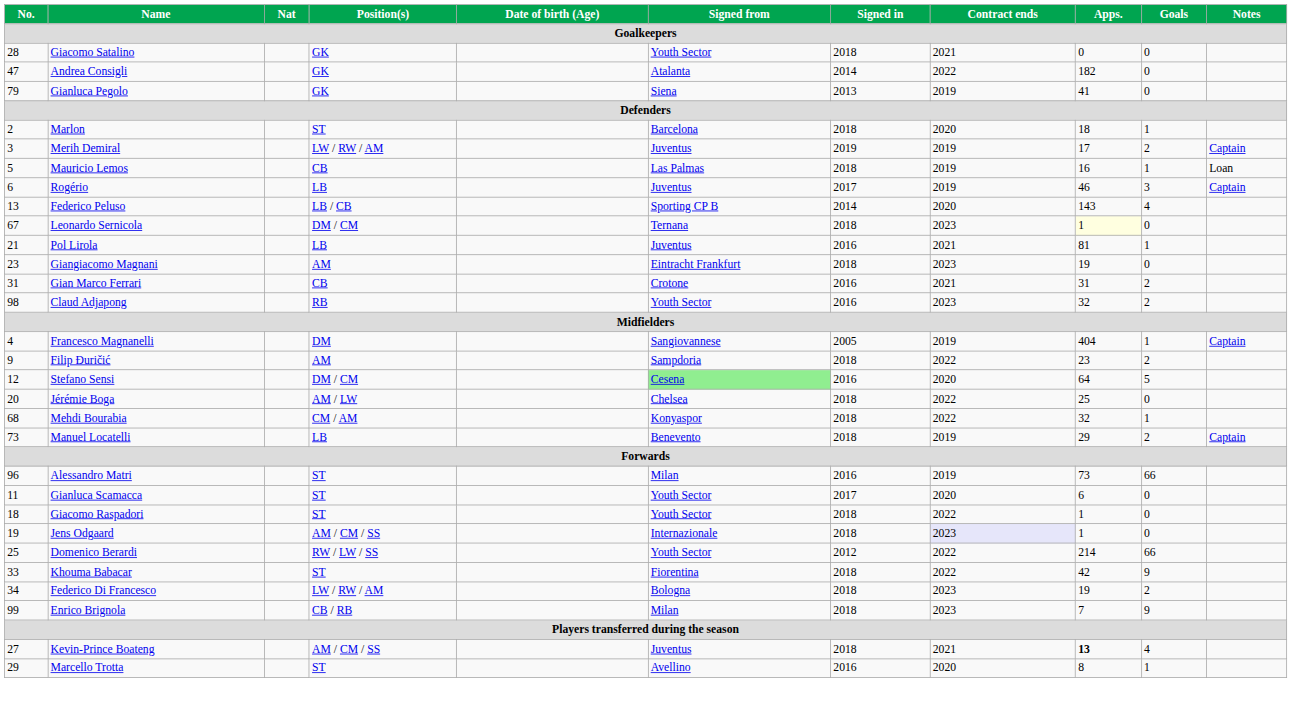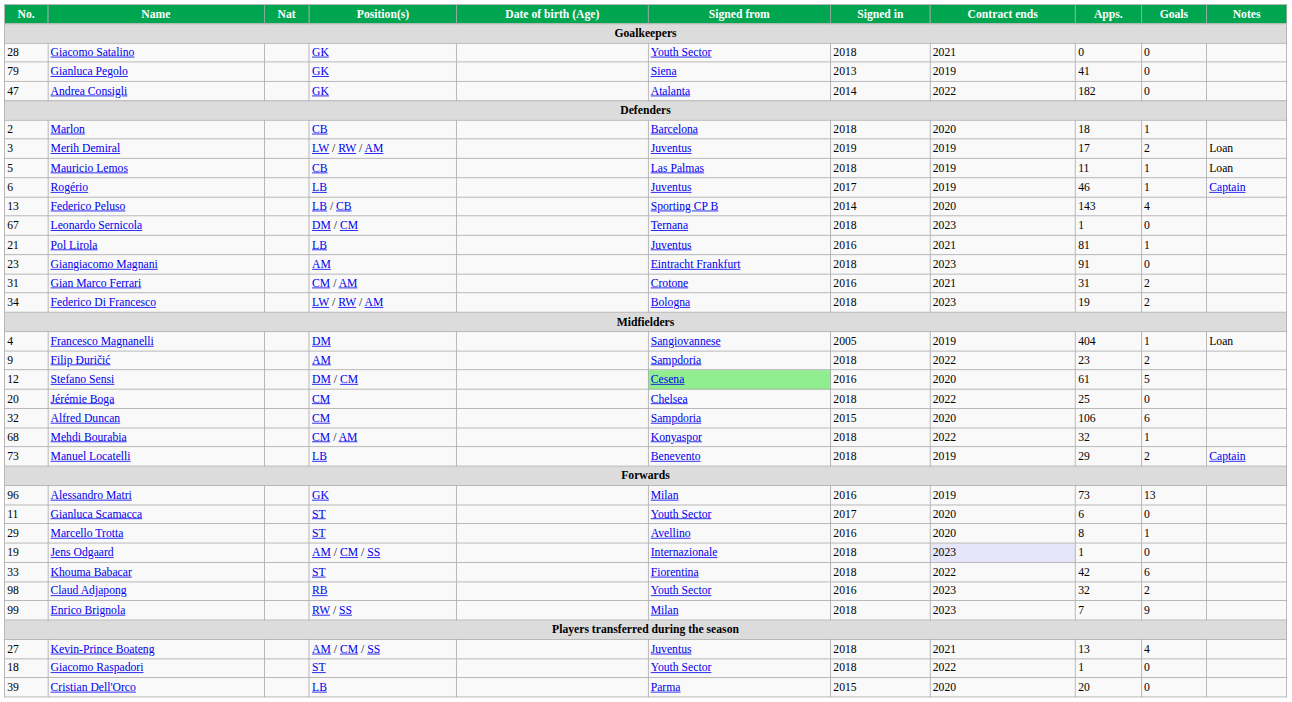rows swapped: (89, 72) <-> (89, 91)
(319, 129) ST -> (320, 129) CB
(1227, 149) Captain -> (1221, 149) Loan
(1084, 168) 16 -> (1084, 168) 11
(1147, 187) 3 -> (1147, 187) 1
(1081, 226) lightyellow background -> (1081, 226) no background
(1084, 264) 19 -> (1084, 264) 91
(320, 283) CB -> (335, 283) CM / AM
rows swapped: (89, 303) <-> (103, 591)
(1227, 341) Captain -> (1221, 341) Loan
(1084, 380) 64 -> (1084, 380) 61
(335, 399) AM / LW -> (321, 399) CM
+ row: (85, 418)
(319, 476) ST -> (320, 495) GK
(1150, 476) 66 -> (1150, 495) 13
rows swapped: (97, 514) <-> (87, 668)
- row: (94, 553)
(1147, 572) 9 -> (1147, 572) 6
(332, 610) CB / RB -> (332, 610) RW / SS
(1084, 649) bold -> (1084, 649) normal
+ row: (93, 687)
